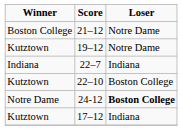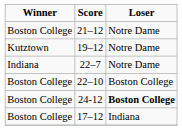(124, 65) Indiana -> (134, 65) Notre Dame
(28, 82) Kutztown -> (40, 82) Boston College
(33, 99) Notre Dame -> (40, 99) Boston College
(28, 116) Kutztown -> (40, 116) Boston College
